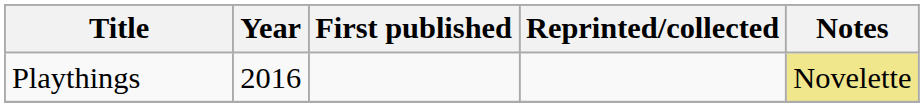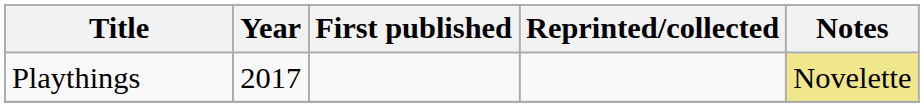(271, 76) 2016 -> (271, 76) 2017
